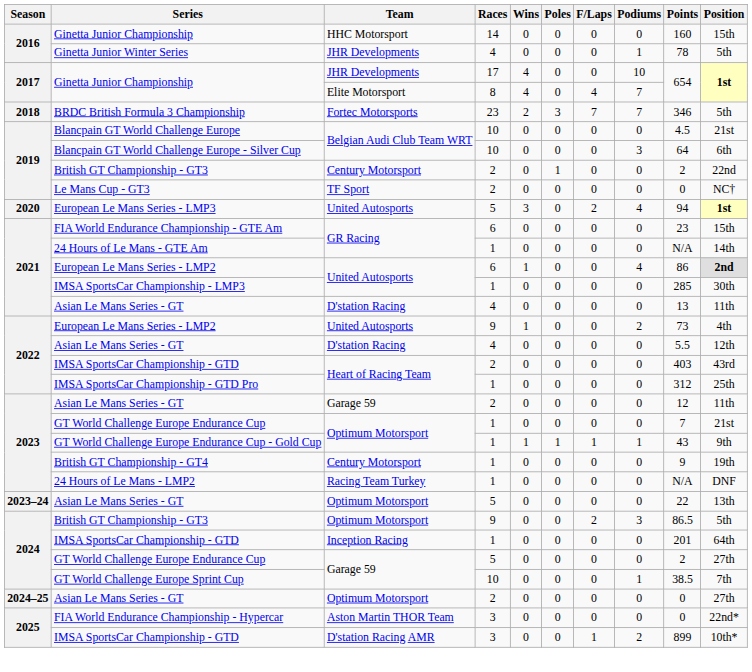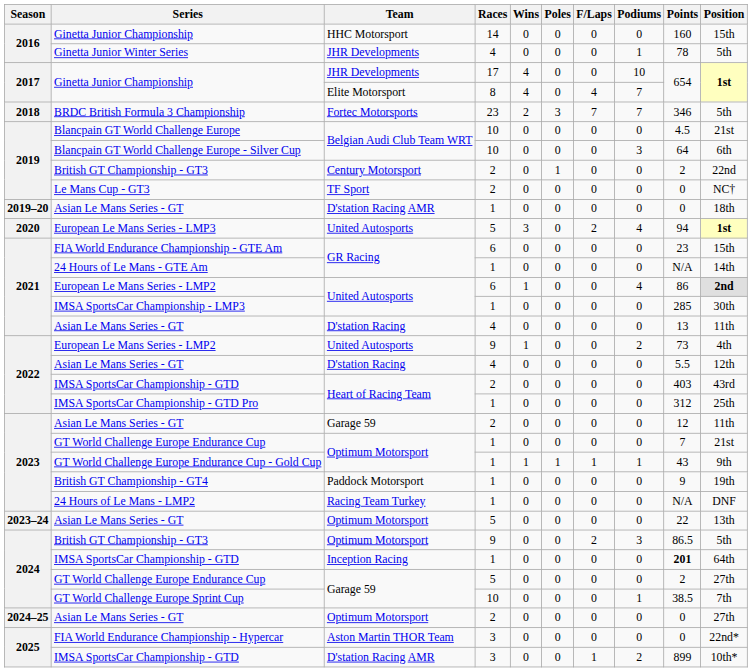+ row: (28, 209)
(374, 462) Century Motorsport -> (375, 482) Paddock Motorsport
(682, 540) normal -> (682, 559) bold
